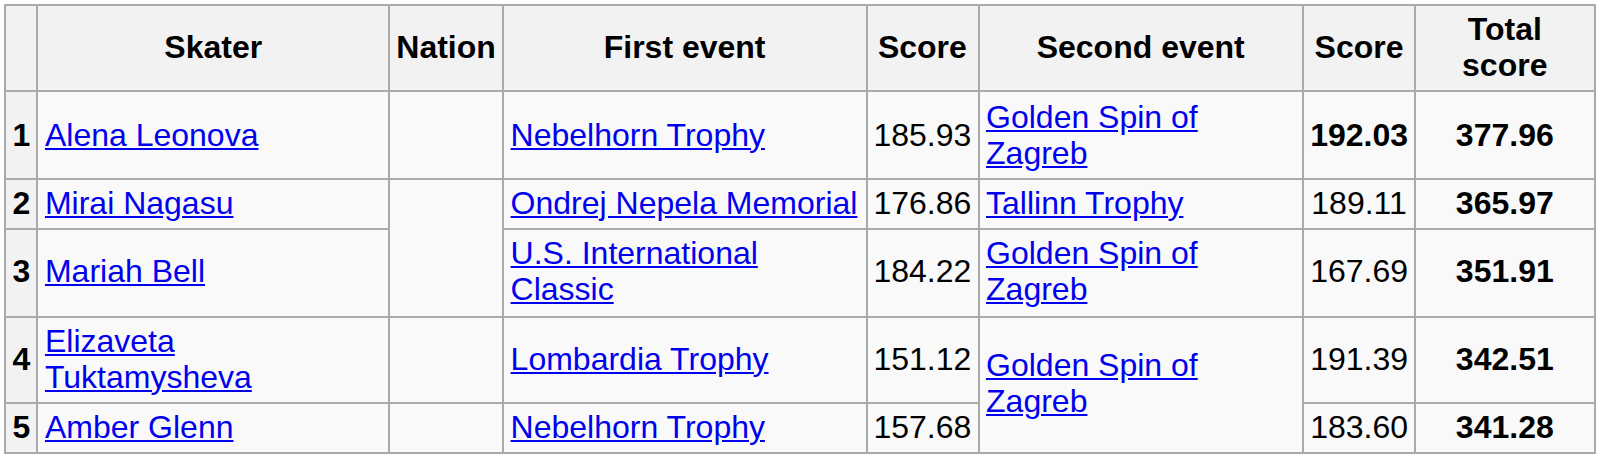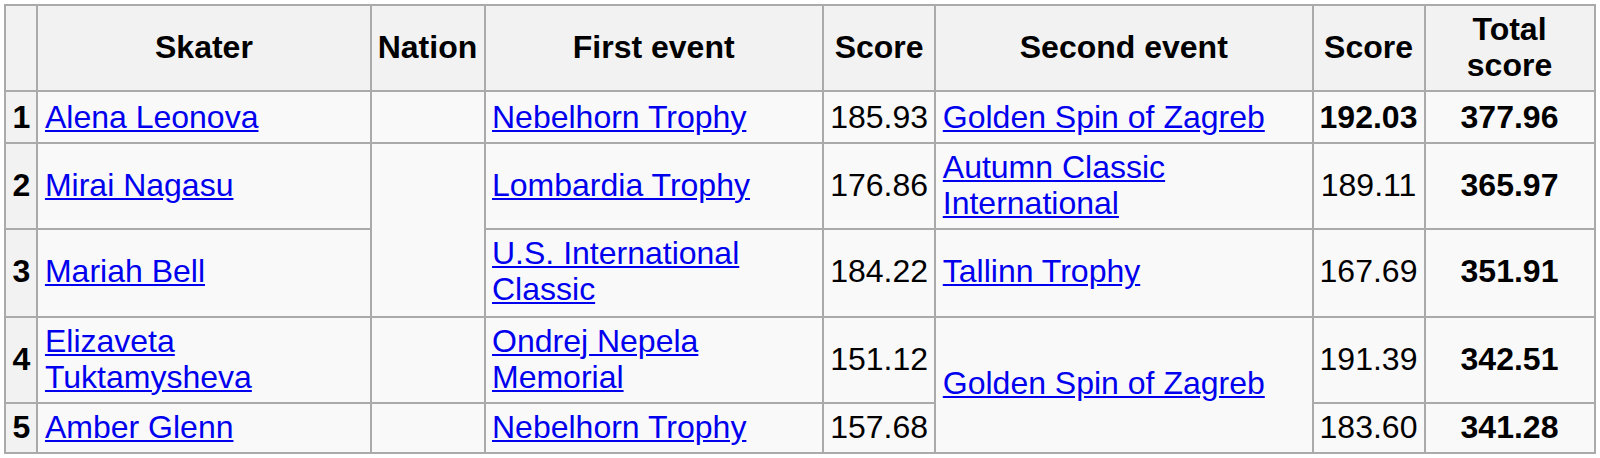(684, 203) Ondrej Nepela Memorial -> (621, 185) Lombardia Trophy
(1085, 203) Tallinn Trophy -> (1054, 185) Autumn Classic International
(1092, 272) Golden Spin of Zagreb -> (1042, 272) Tallinn Trophy
(640, 358) Lombardia Trophy -> (595, 358) Ondrej Nepela Memorial
